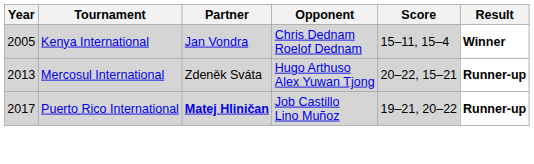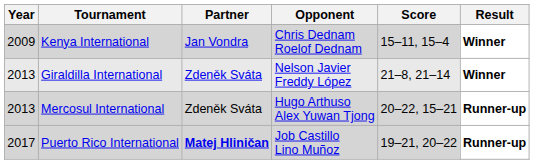(21, 41) 2005 -> (21, 41) 2009
+ row: (102, 75)
